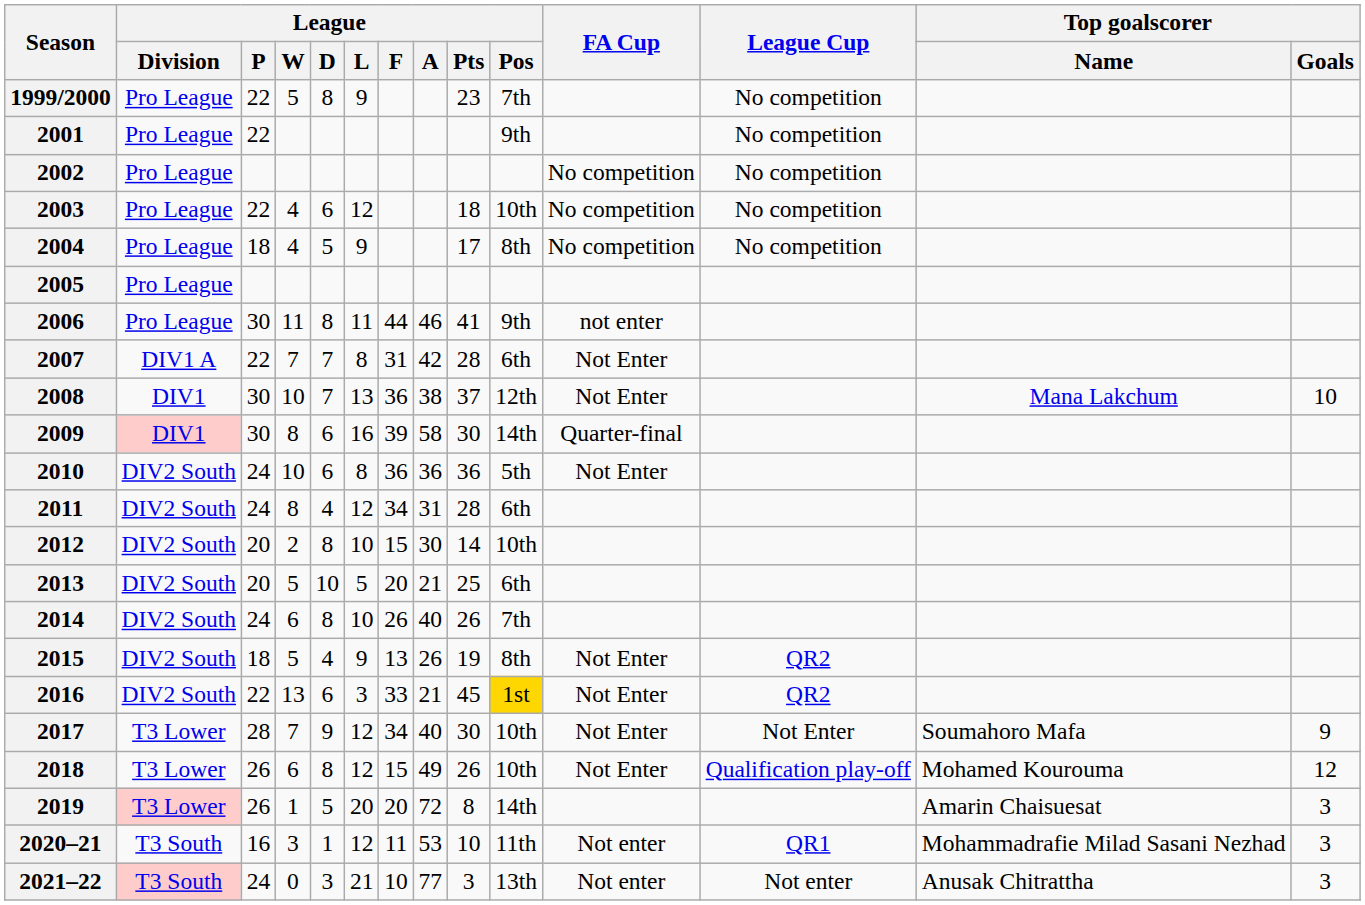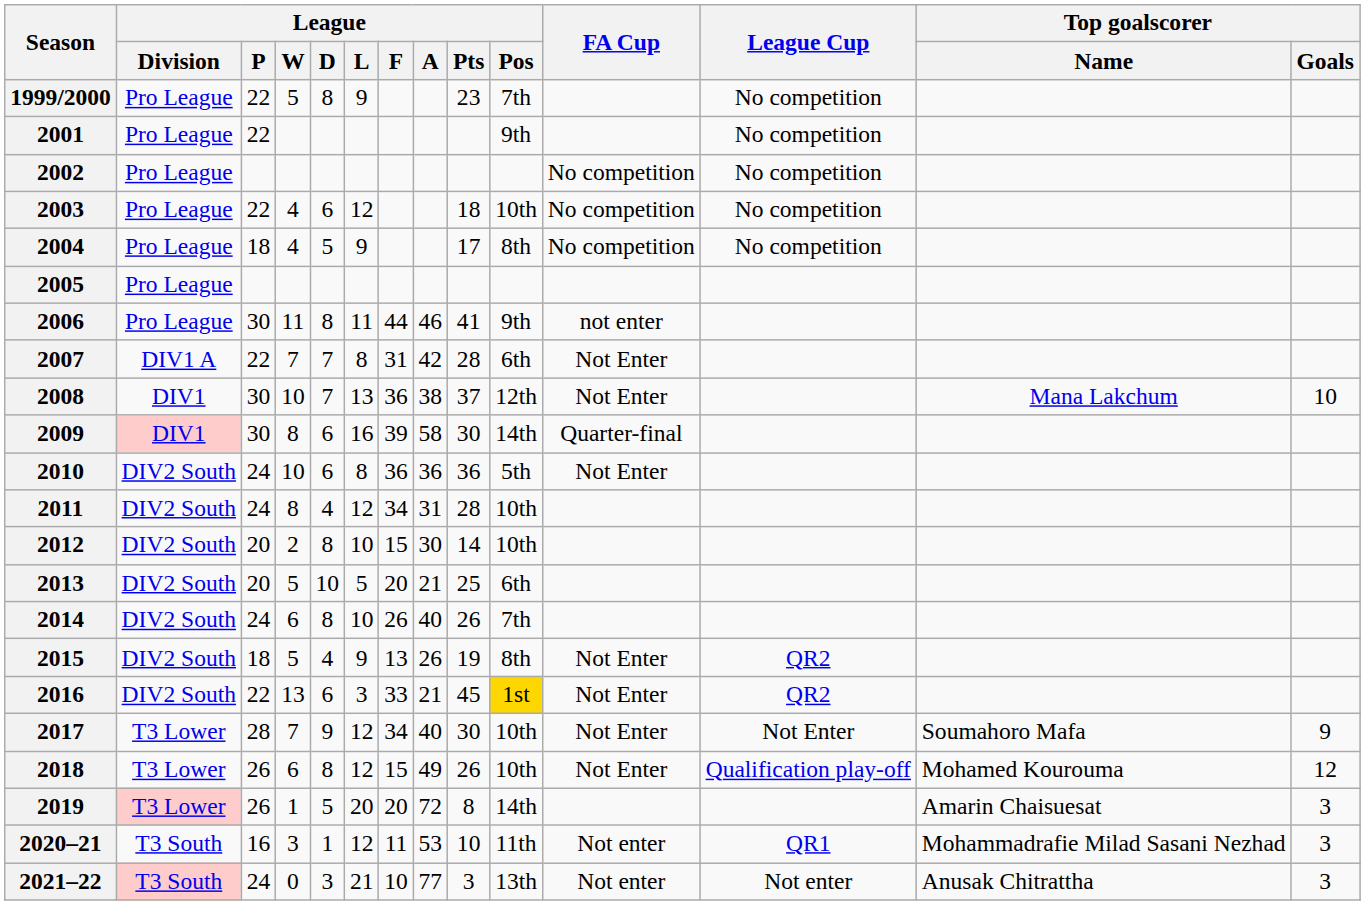(516, 508) 6th -> (516, 508) 10th
